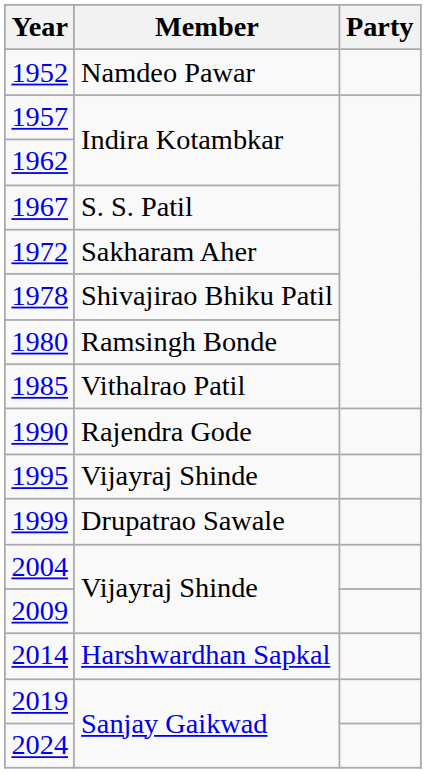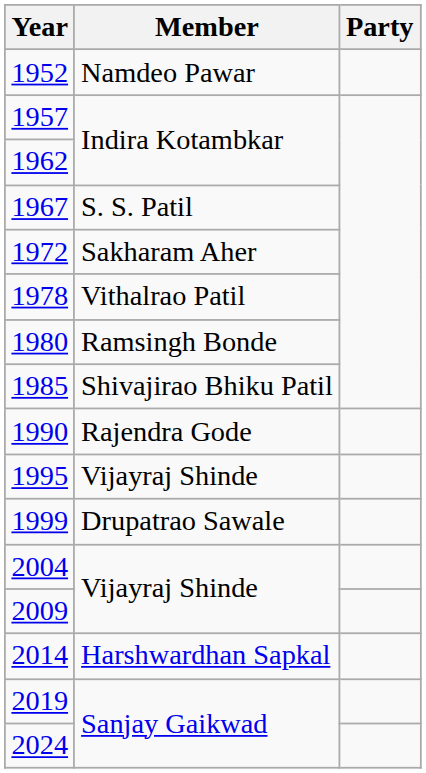(207, 296) Shivajirao Bhiku Patil -> (163, 296) Vithalrao Patil
(163, 386) Vithalrao Patil -> (207, 386) Shivajirao Bhiku Patil
